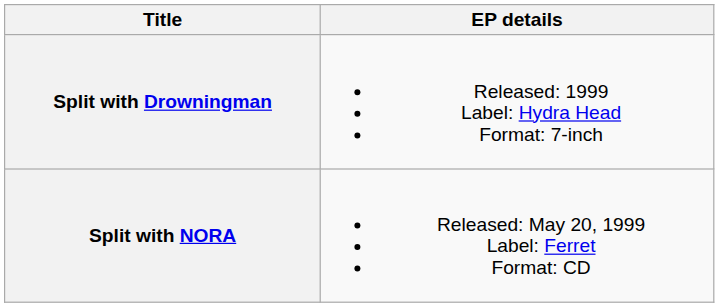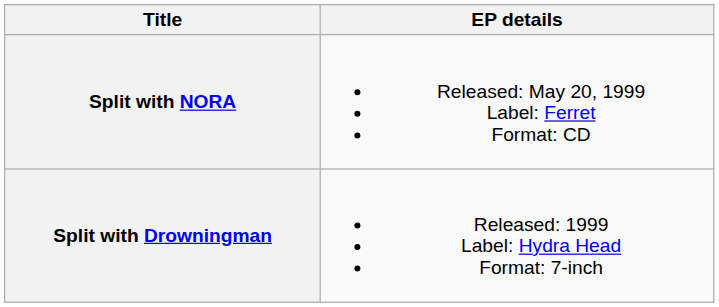rows swapped: (163, 235) <-> (163, 101)
